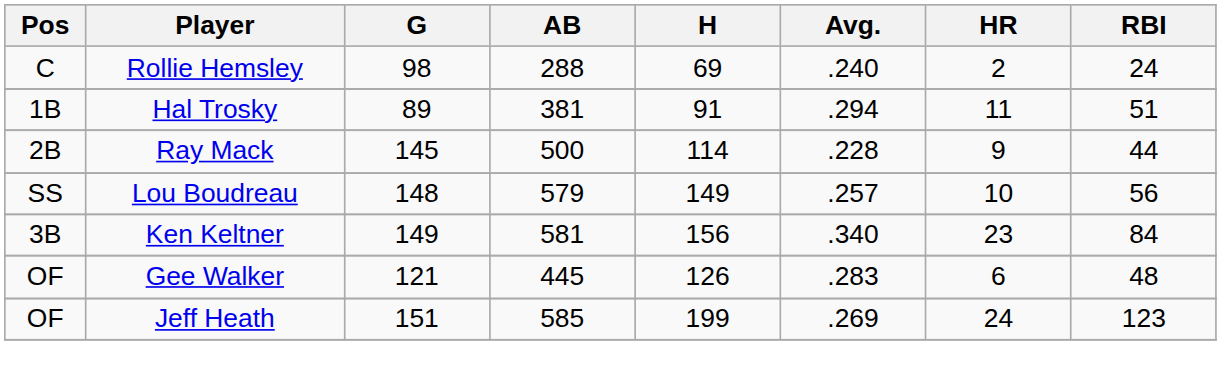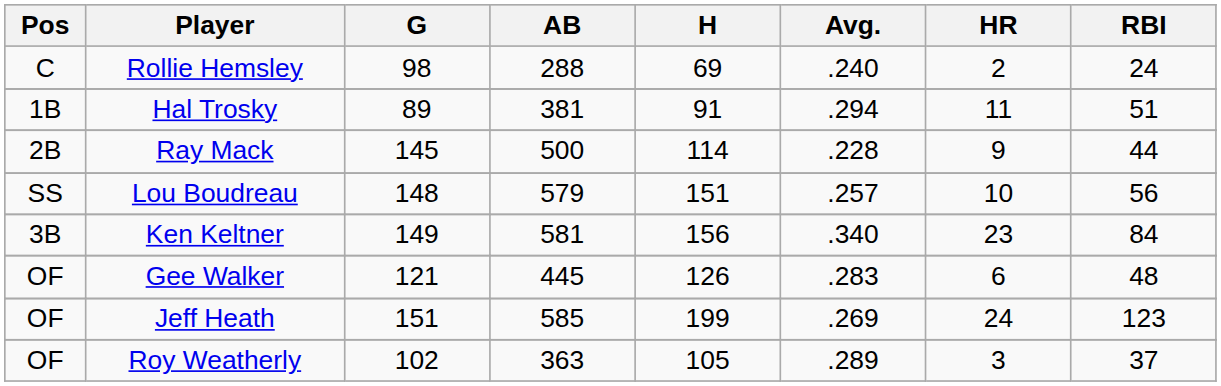(708, 192) 149 -> (708, 192) 151
+ row: (215, 360)
